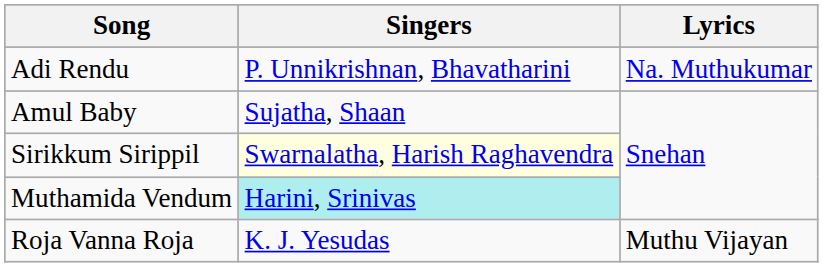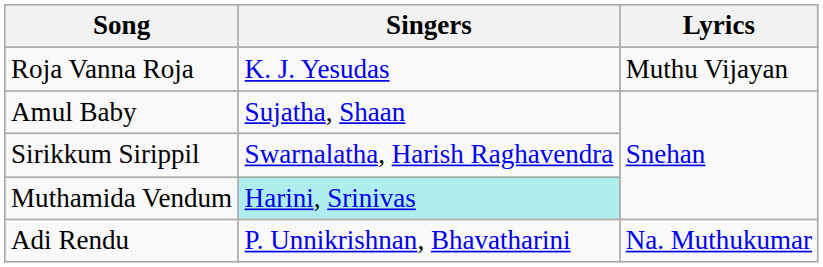rows swapped: (70, 68) <-> (102, 240)
(429, 154) lightyellow background -> (429, 154) no background
